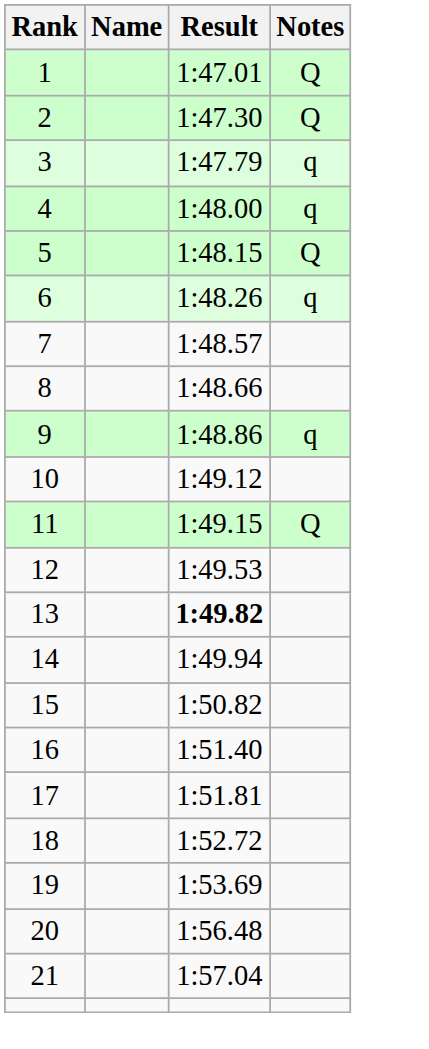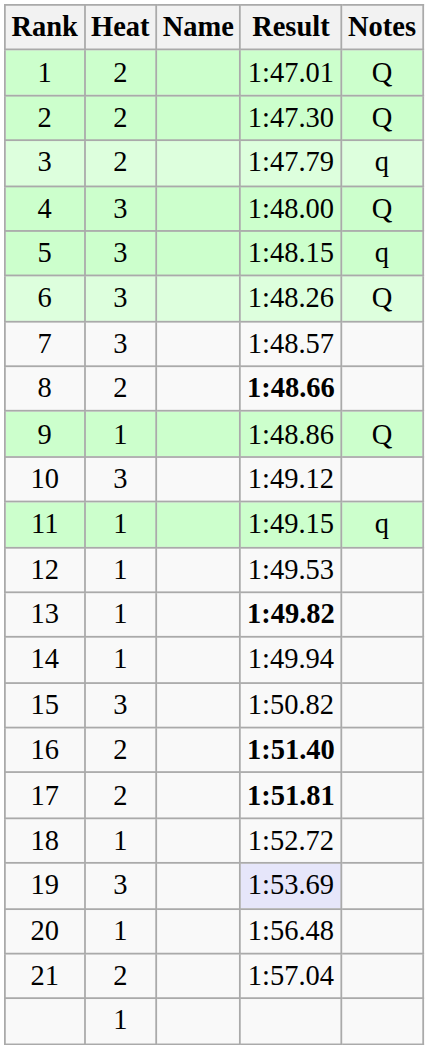+ column: (120, 27)
(310, 207) q -> (382, 207) Q
(310, 252) Q -> (382, 252) q
(310, 298) q -> (382, 298) Q
(219, 388) normal -> (291, 388) bold
(310, 433) q -> (382, 433) Q
(310, 523) Q -> (382, 523) q
(219, 749) normal -> (291, 749) bold
(219, 794) normal -> (291, 794) bold
(219, 885) no background -> (291, 885) lavender background
